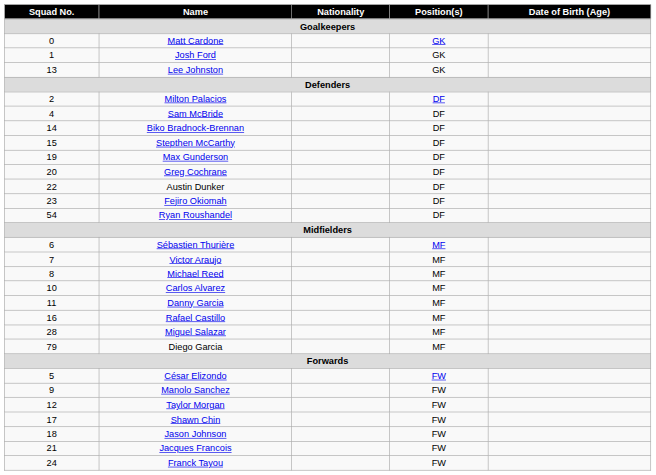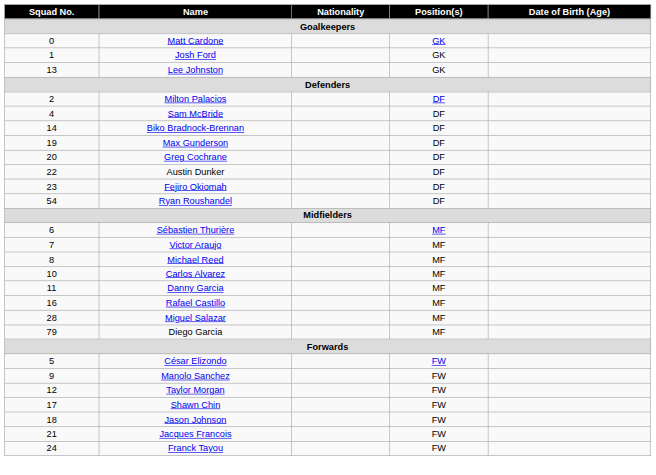- row: (195, 143)
